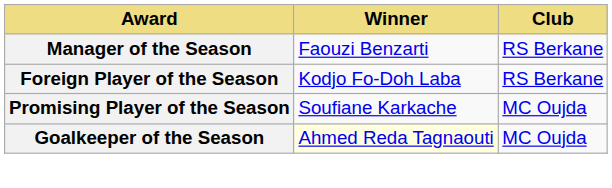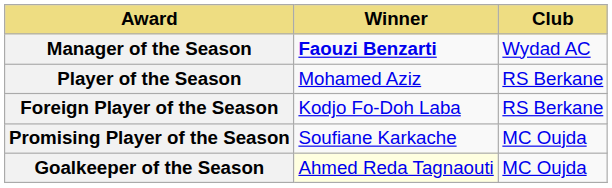(363, 49) normal -> (368, 49) bold
(553, 49) RS Berkane -> (547, 49) Wydad AC
+ row: (149, 78)
